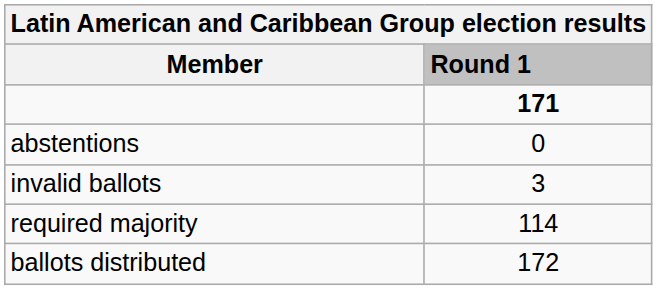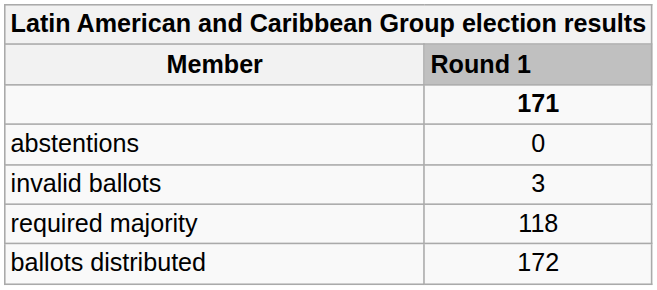(538, 223) 114 -> (538, 223) 118
